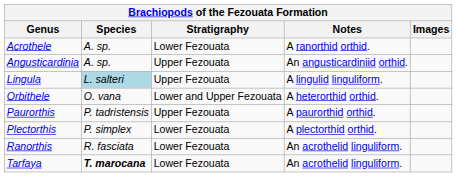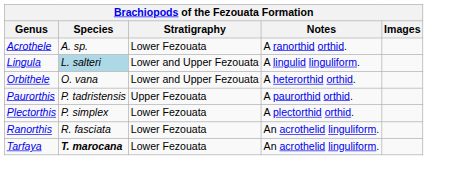- row: (43, 63)
(192, 79) Upper Fezouata -> (195, 63) Lower and Upper Fezouata
